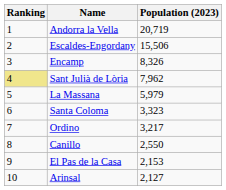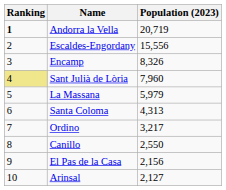(9, 29) normal -> (9, 29) bold
(154, 45) 15,506 -> (154, 45) 15,556
(152, 78) 7,962 -> (152, 78) 7,960
(152, 111) 3,323 -> (152, 111) 4,313
(152, 161) 2,153 -> (152, 161) 2,156
